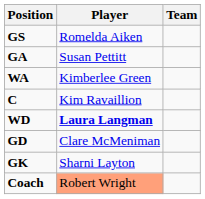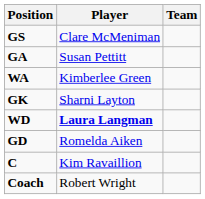(101, 36) Romelda Aiken -> (110, 36) Clare McMeniman
rows swapped: (12, 99) <-> (18, 162)
(110, 141) Clare McMeniman -> (101, 141) Romelda Aiken
(98, 183) lightsalmon background -> (98, 183) no background
